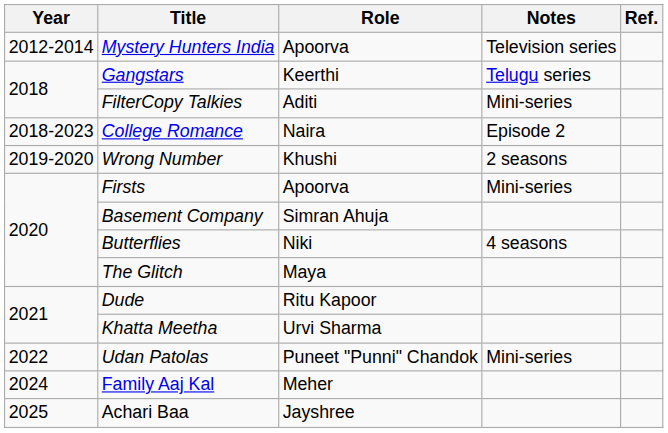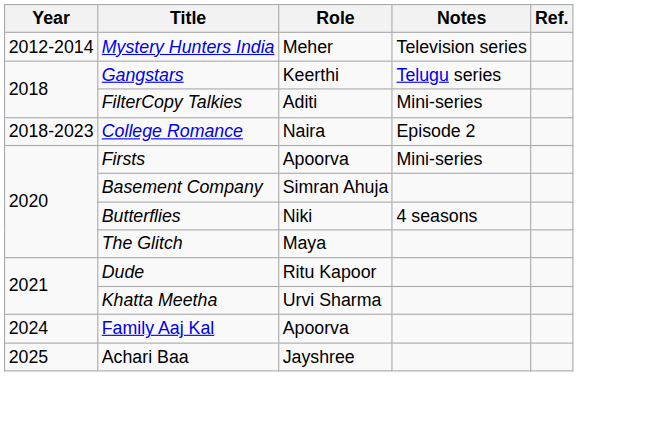(316, 46) Apoorva -> (308, 46) Meher
- row: (162, 159)
- row: (155, 356)
(308, 384) Meher -> (316, 328) Apoorva
